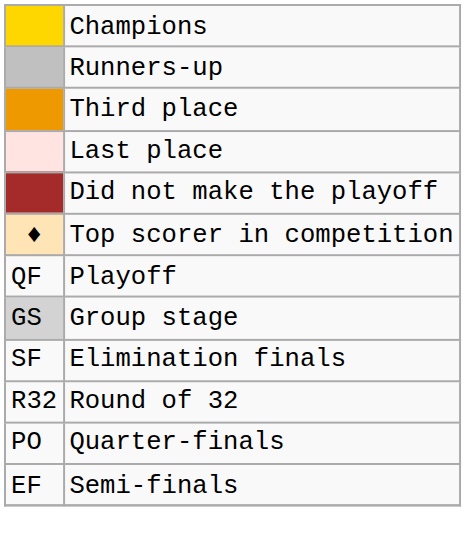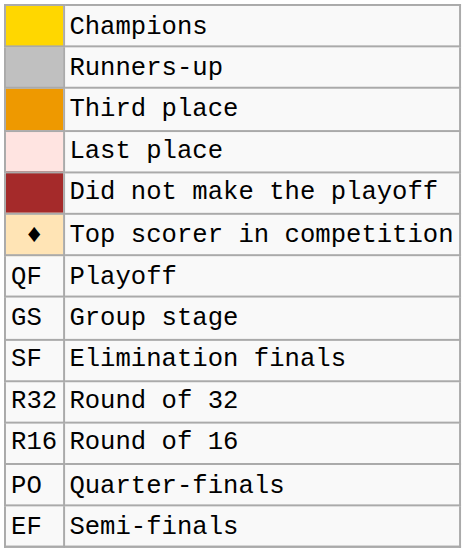(26, 318) lightgrey background -> (26, 318) no background
+ row: (154, 443)
